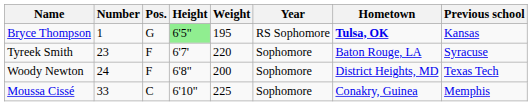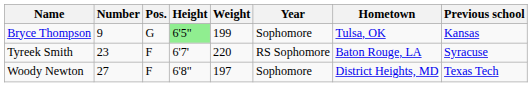(100, 33) 1 -> (100, 33) 9
(222, 33) 195 -> (222, 33) 199
(293, 33) RS Sophomore -> (284, 33) Sophomore
(362, 33) bold -> (361, 33) normal
(284, 52) Sophomore -> (293, 52) RS Sophomore
(103, 71) 24 -> (103, 71) 27
(222, 71) 200 -> (222, 71) 197
- row: (41, 91)
